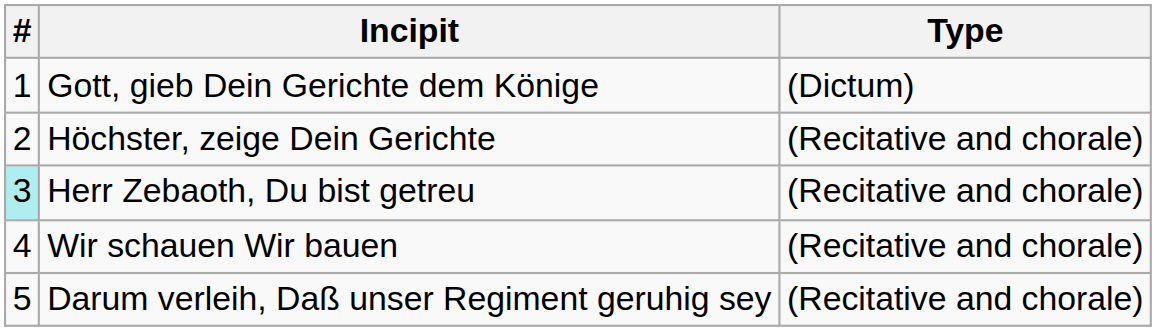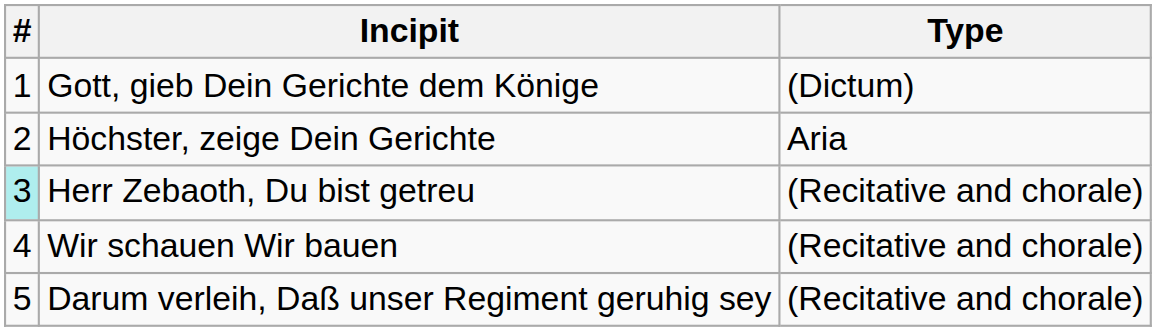(965, 138) (Recitative and chorale) -> (817, 138) Aria
